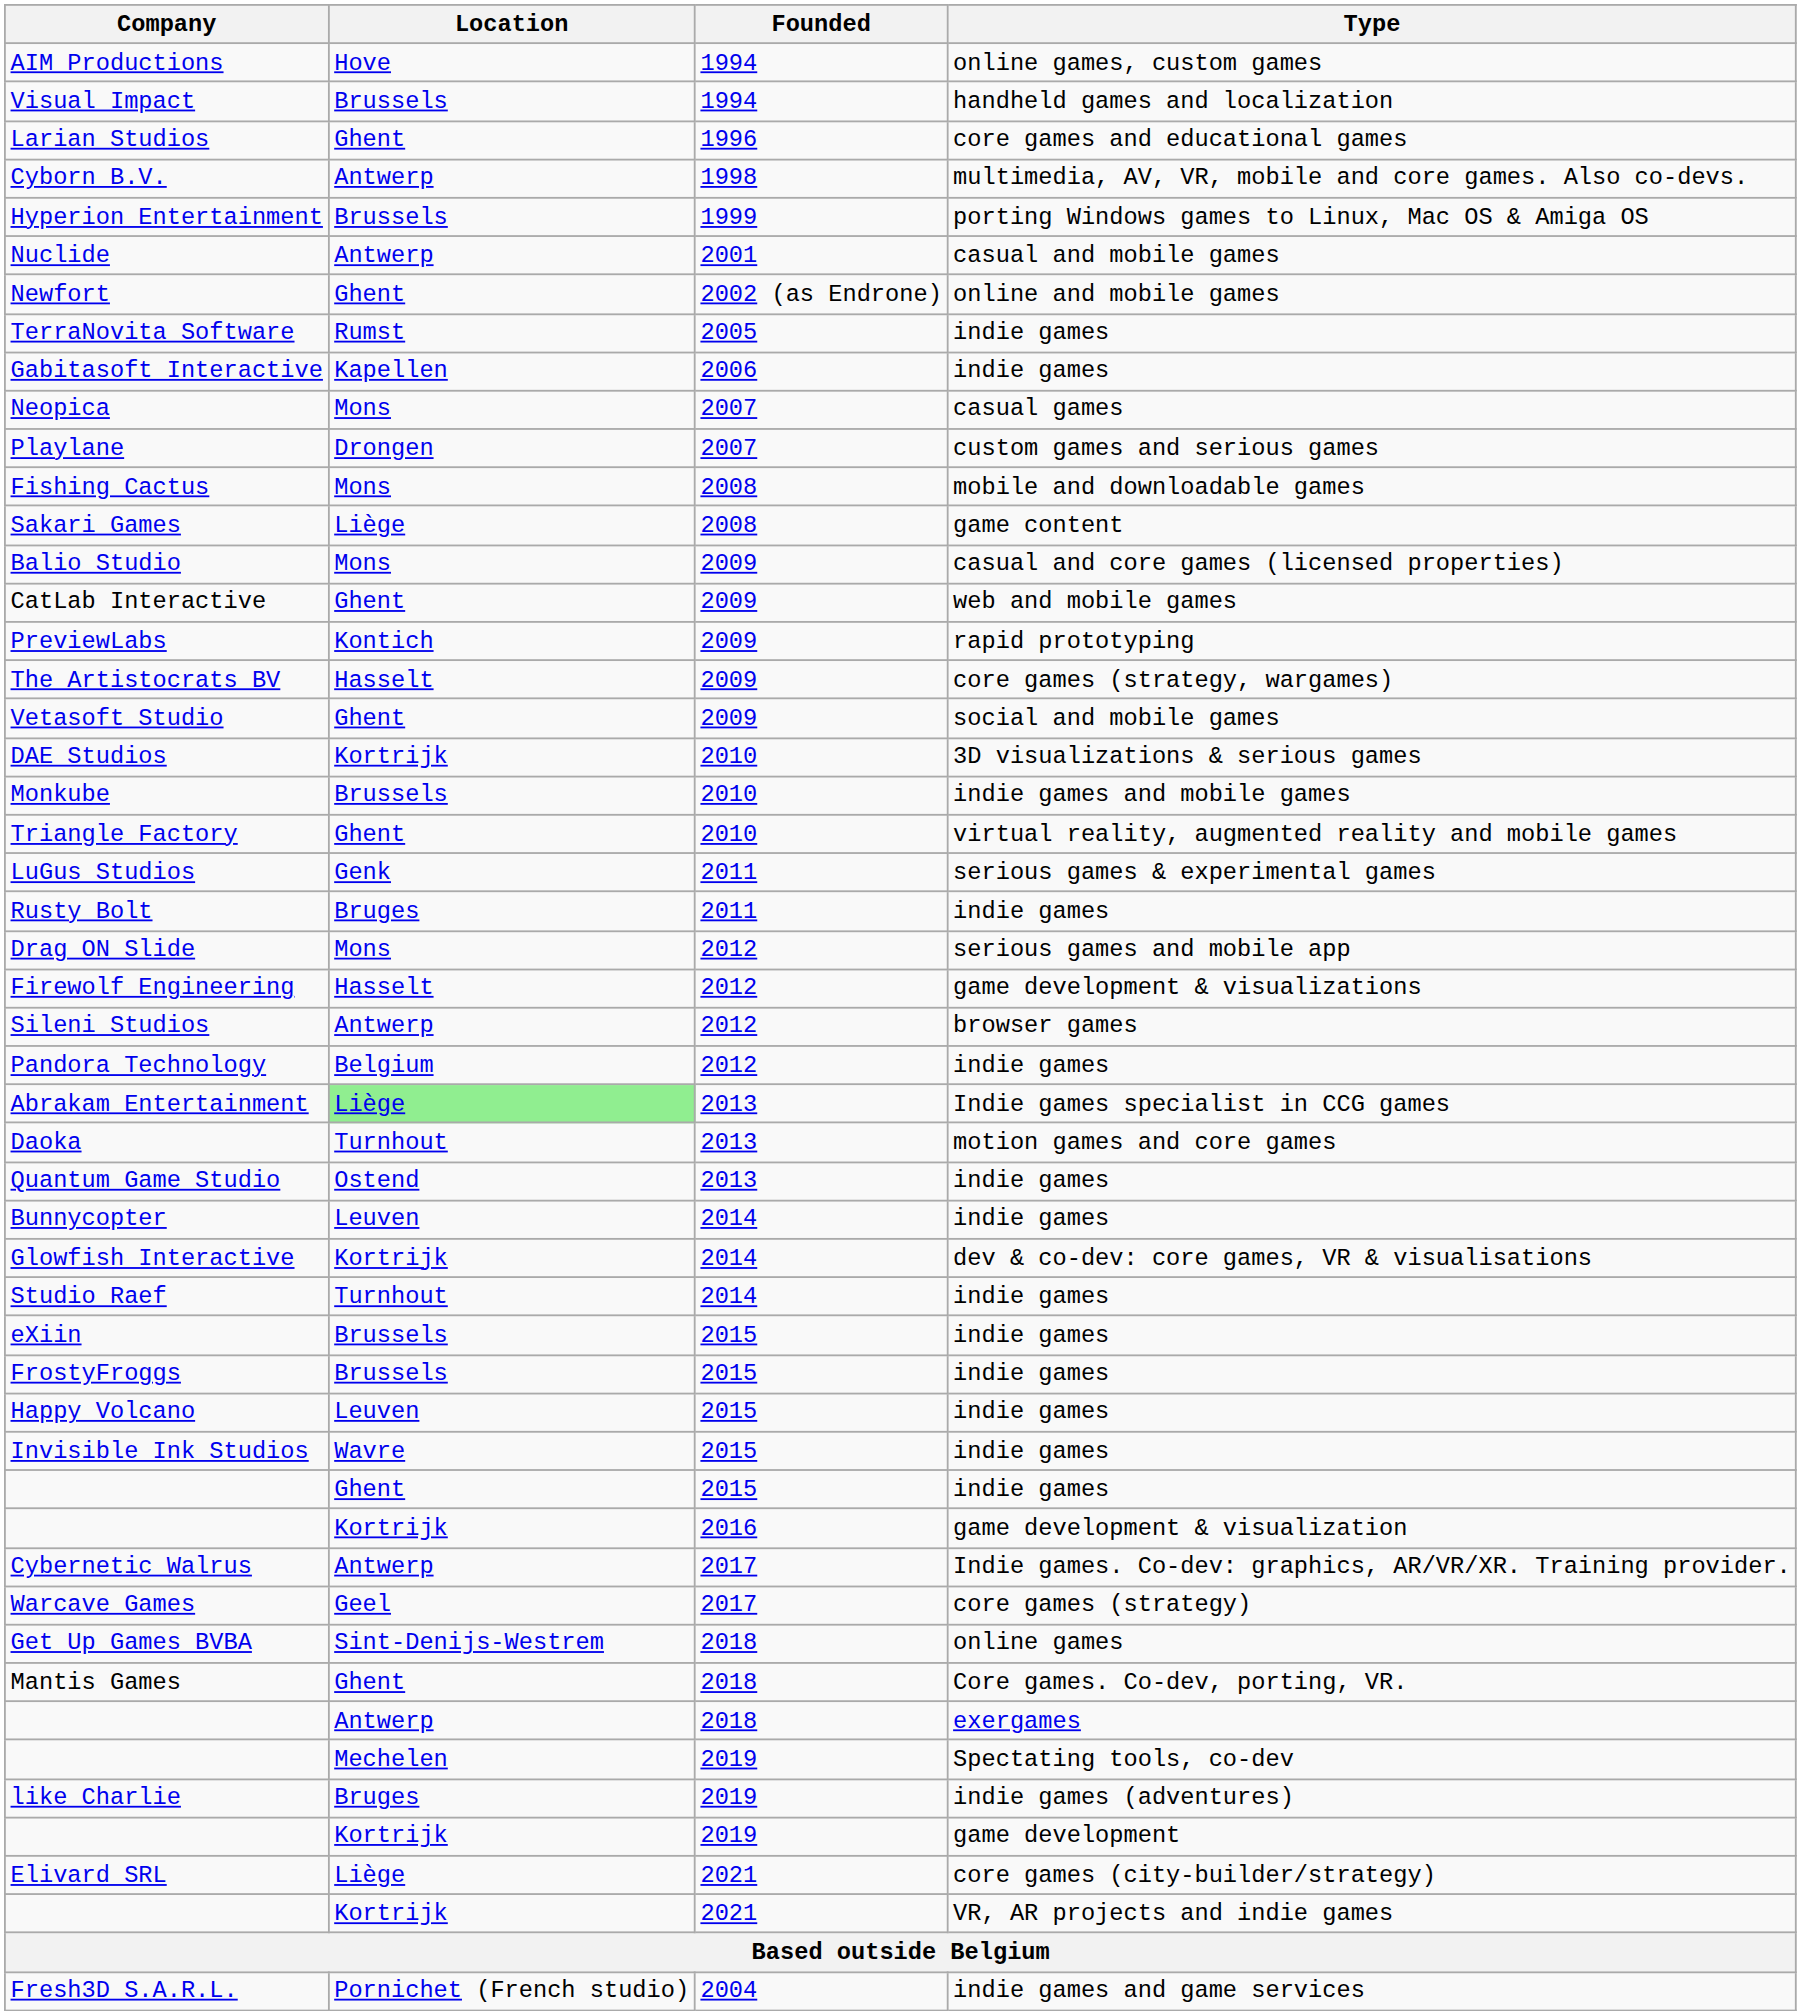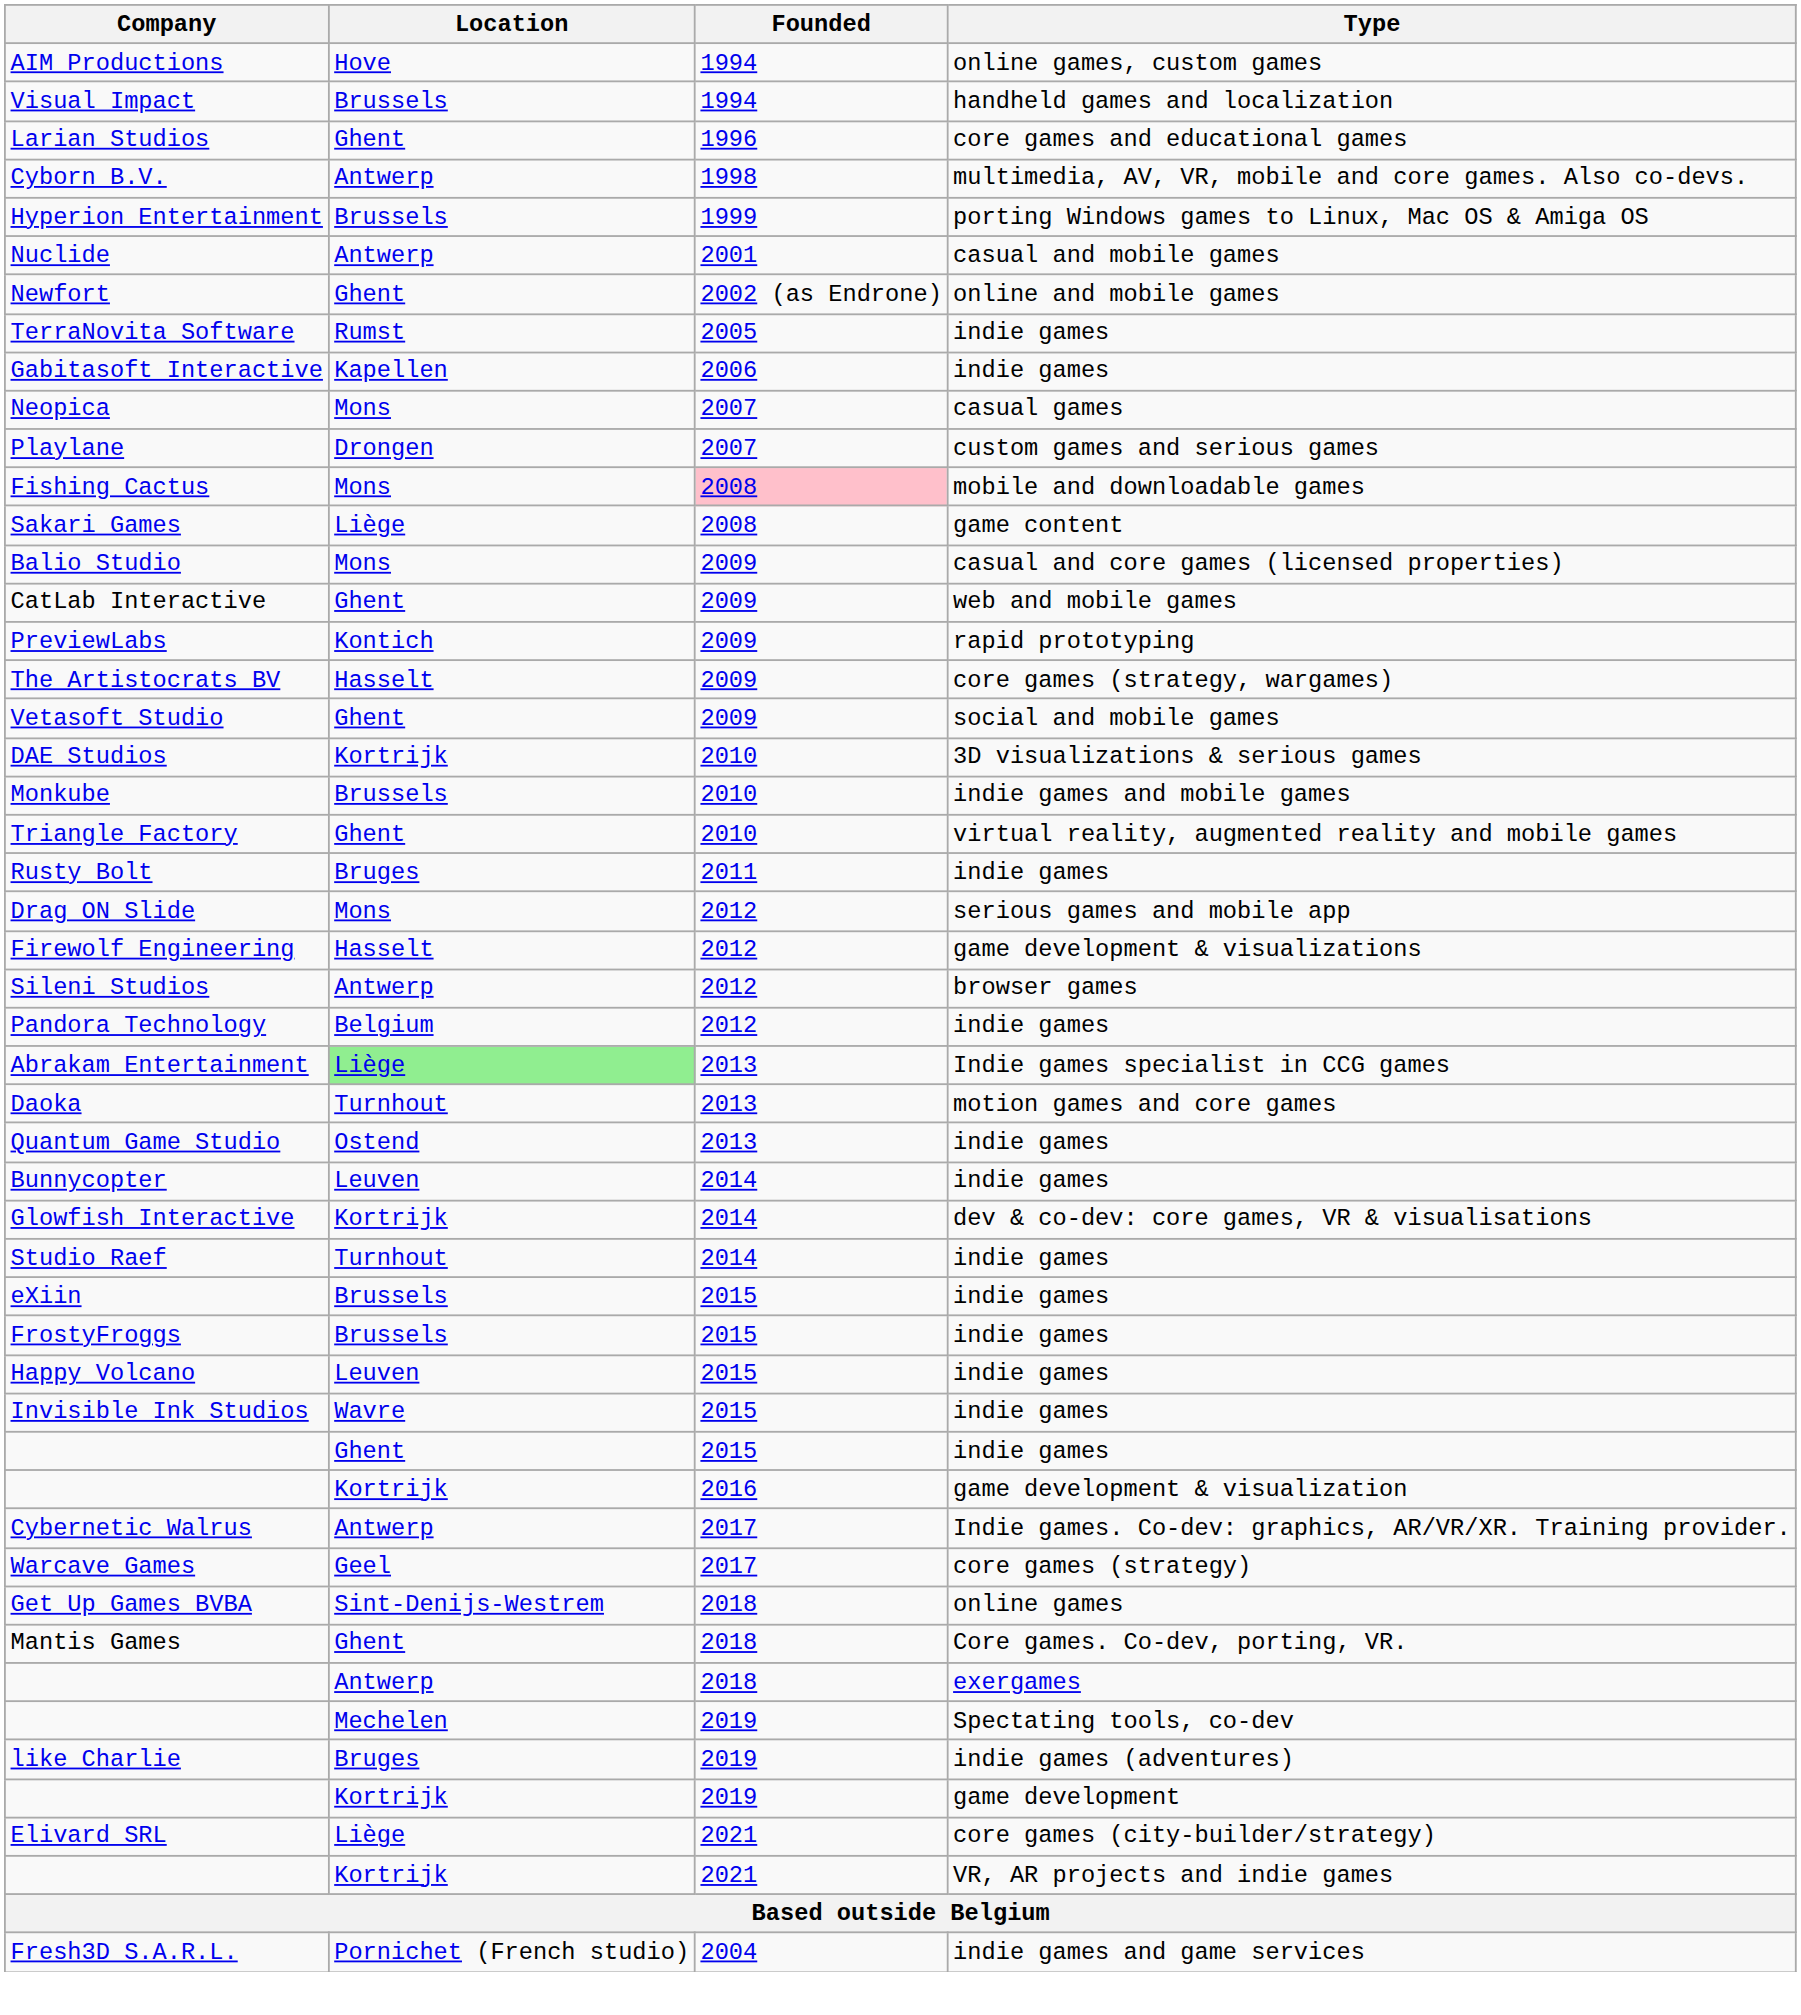(729, 487) no background -> (729, 487) pink background
- row: (103, 873)
